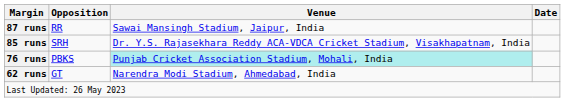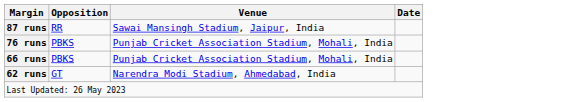- row: (27, 43)
(253, 58) paleturquoise background -> (253, 43) no background
+ row: (27, 58)
